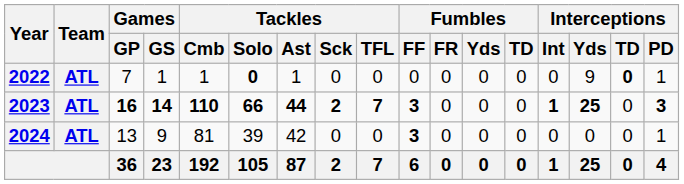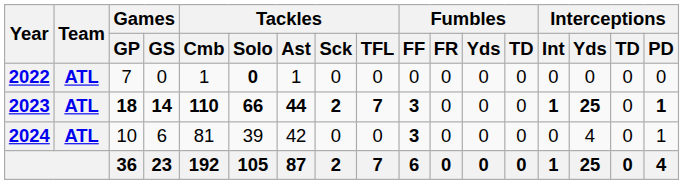(162, 77) 1 -> (162, 77) 0
(590, 77) 9 -> (590, 77) 0
(627, 77) bold -> (627, 77) normal
(661, 77) 1 -> (661, 77) 0
(127, 106) 16 -> (127, 106) 18
(661, 106) 3 -> (661, 106) 1
(127, 135) 13 -> (127, 135) 10
(162, 135) 9 -> (162, 135) 6
(590, 135) 0 -> (590, 135) 4
